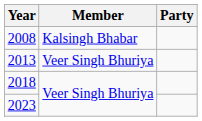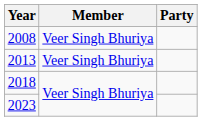(90, 37) Kalsingh Bhabar -> (98, 37) Veer Singh Bhuriya
